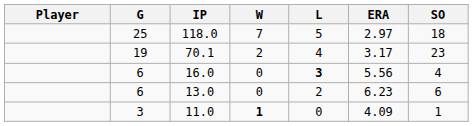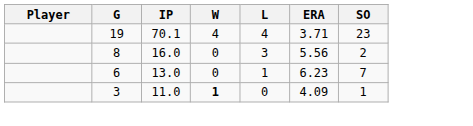- row: (200, 34)
(259, 53) 2 -> (215, 34) 4
(378, 53) 3.17 -> (314, 34) 3.71
(140, 73) 6 -> (117, 53) 8
(319, 73) bold -> (265, 53) normal
(438, 73) 4 -> (363, 53) 2
(319, 92) 2 -> (265, 73) 1
(438, 92) 6 -> (363, 73) 7
